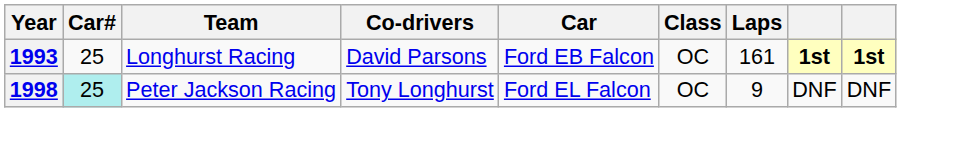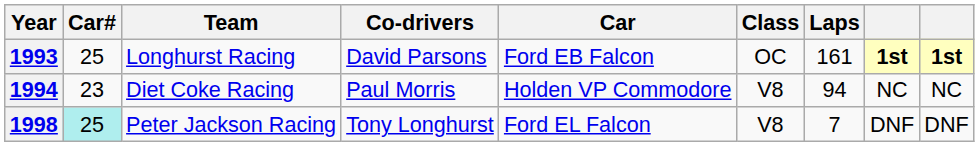+ row: (34, 90)
(693, 90) OC -> (770, 125) V8
(757, 90) 9 -> (835, 125) 7
